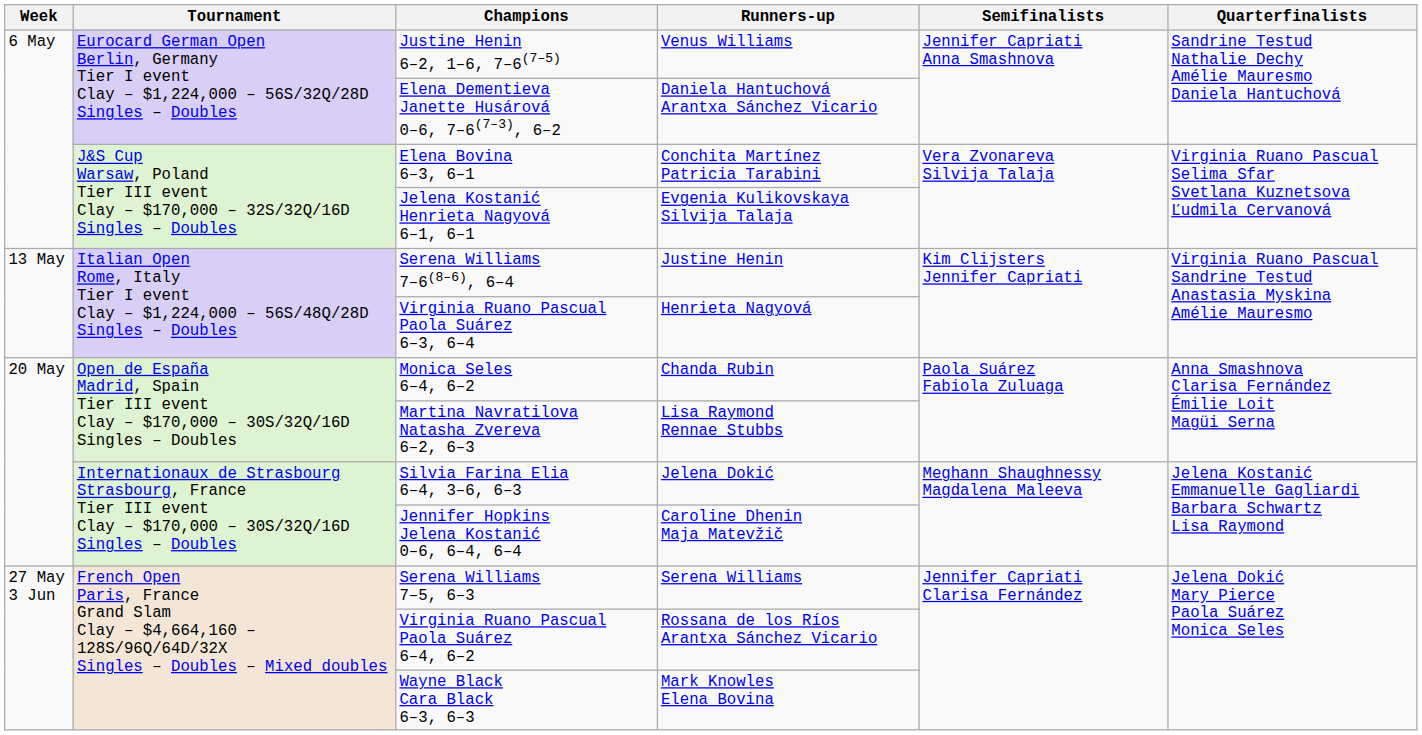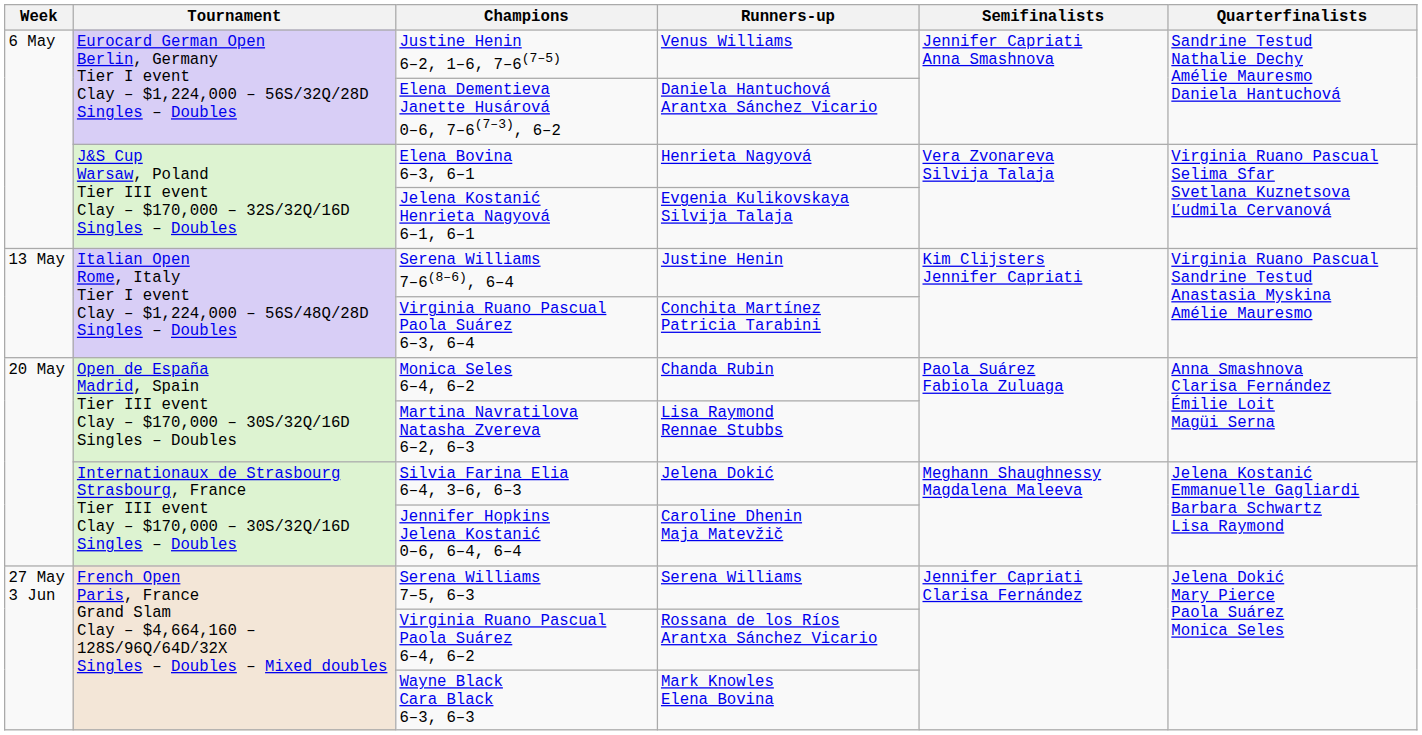(741, 166) Conchita Martínez Patricia Tarabini -> (736, 157) Henrieta Nagyová
(736, 310) Henrieta Nagyová -> (741, 319) Conchita Martínez Patricia Tarabini
